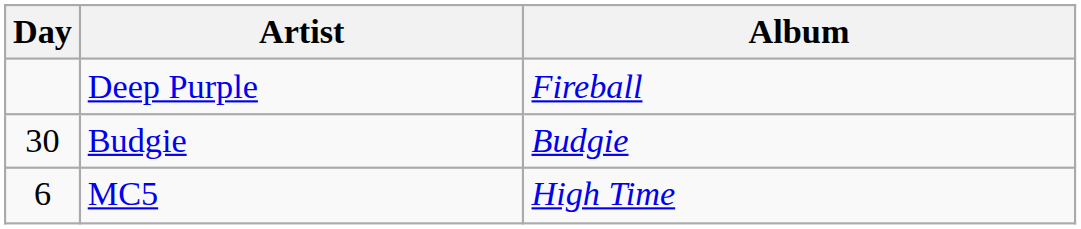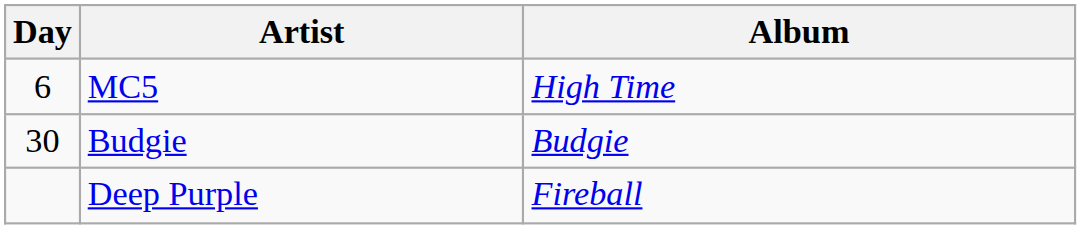rows swapped: (123, 194) <-> (173, 85)
